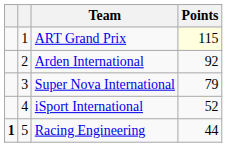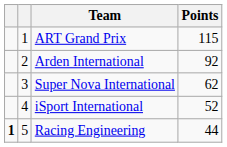(208, 38) lightyellow background -> (208, 38) no background
(212, 84) 79 -> (212, 84) 62
